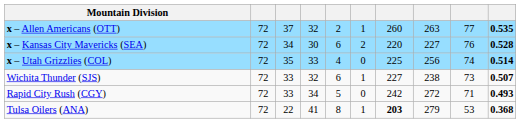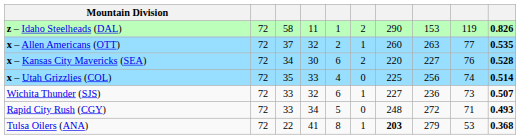+ row: (64, 28)
(432, 77) 238 -> (432, 93) 236
(394, 93) 242 -> (394, 110) 248
